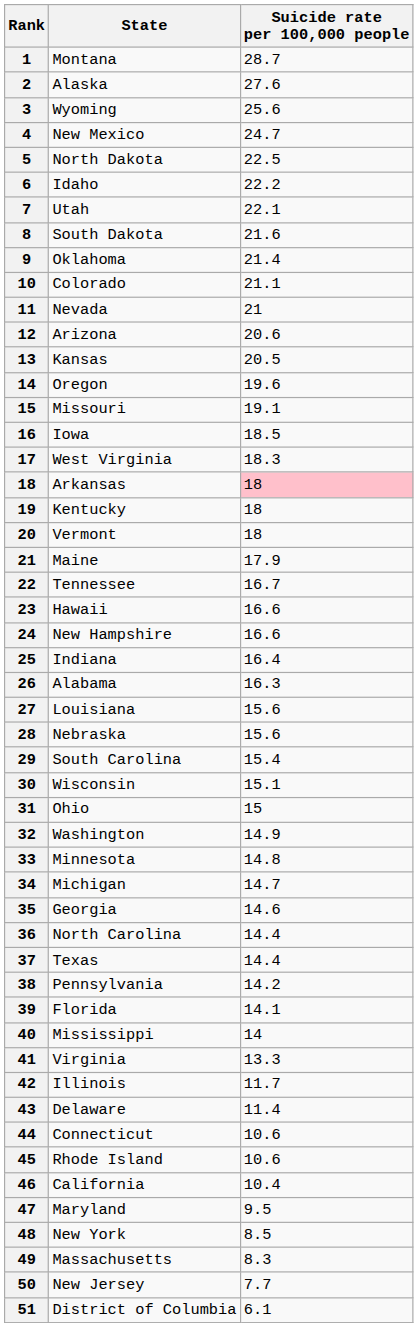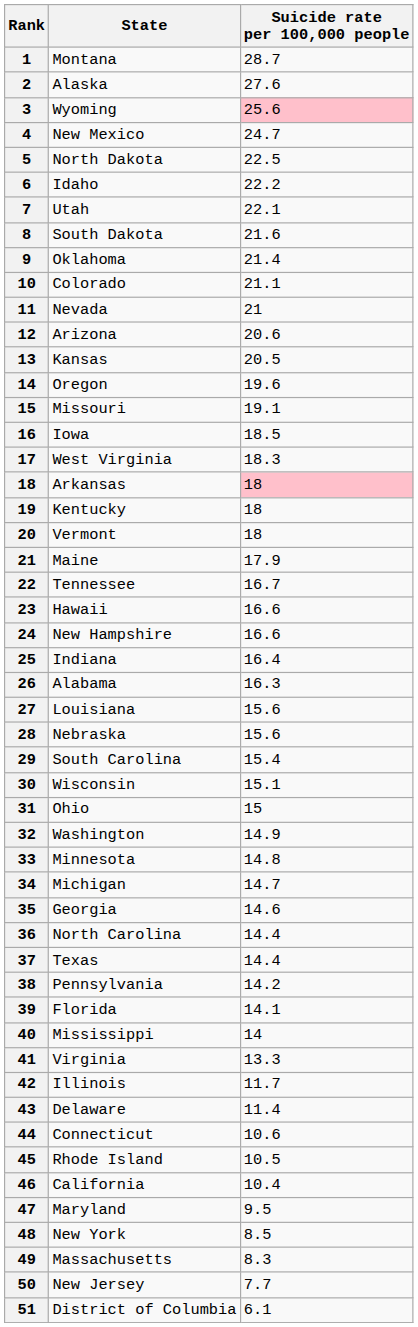(262, 110) no background -> (262, 110) pink background
(262, 1160) 10.6 -> (262, 1160) 10.5
